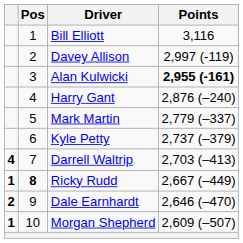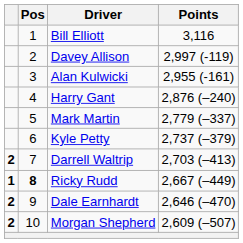(199, 77) bold -> (199, 77) normal
(11, 160) 4 -> (11, 160) 2
(11, 222) 1 -> (11, 222) 2
